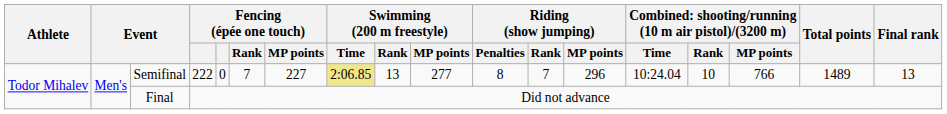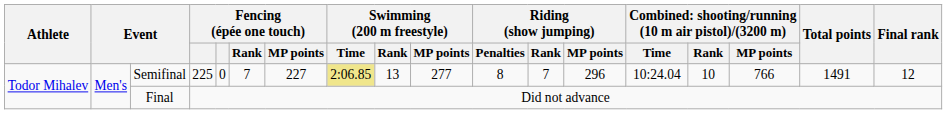(203, 75) 222 -> (203, 75) 225
(837, 75) 1489 -> (837, 75) 1491
(908, 75) 13 -> (908, 75) 12
